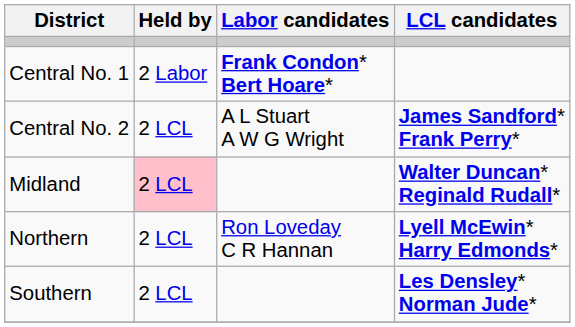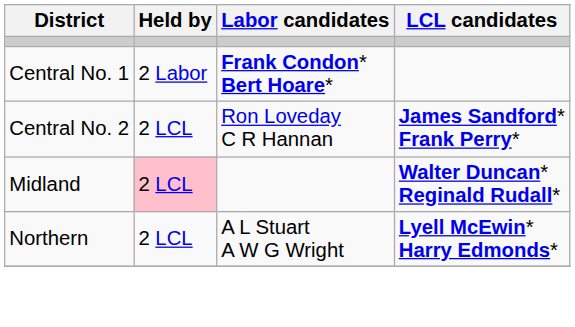(283, 128) A L Stuart A W G Wright -> (281, 128) Ron Loveday C R Hannan
(281, 238) Ron Loveday C R Hannan -> (283, 238) A L Stuart A W G Wright
- row: (51, 293)
